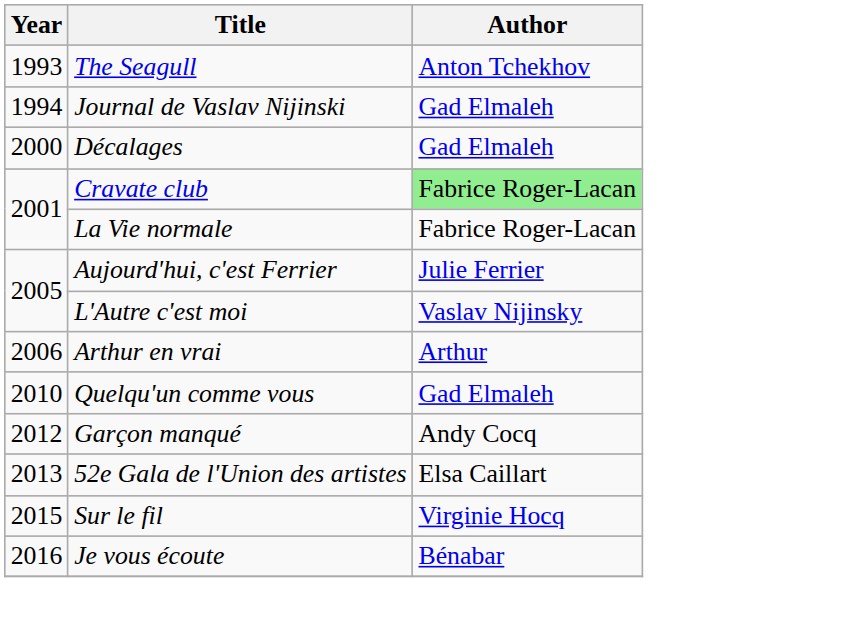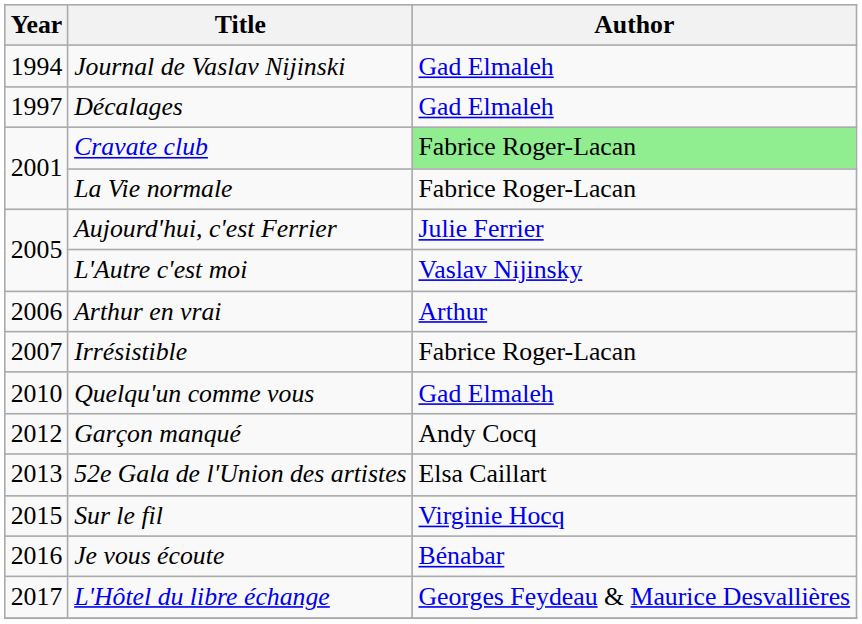- row: (135, 65)
(37, 147) 2000 -> (37, 106) 1997
+ row: (131, 351)
+ row: (202, 596)
